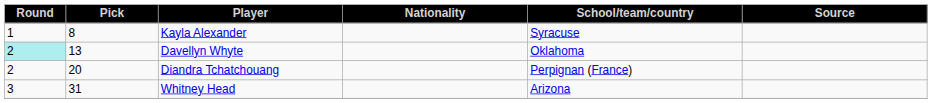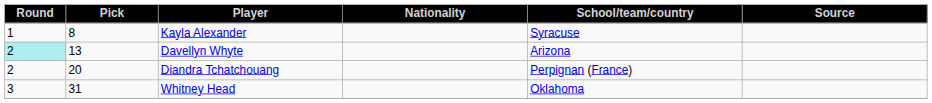(557, 51) Oklahoma -> (550, 51) Arizona
(550, 88) Arizona -> (557, 88) Oklahoma
